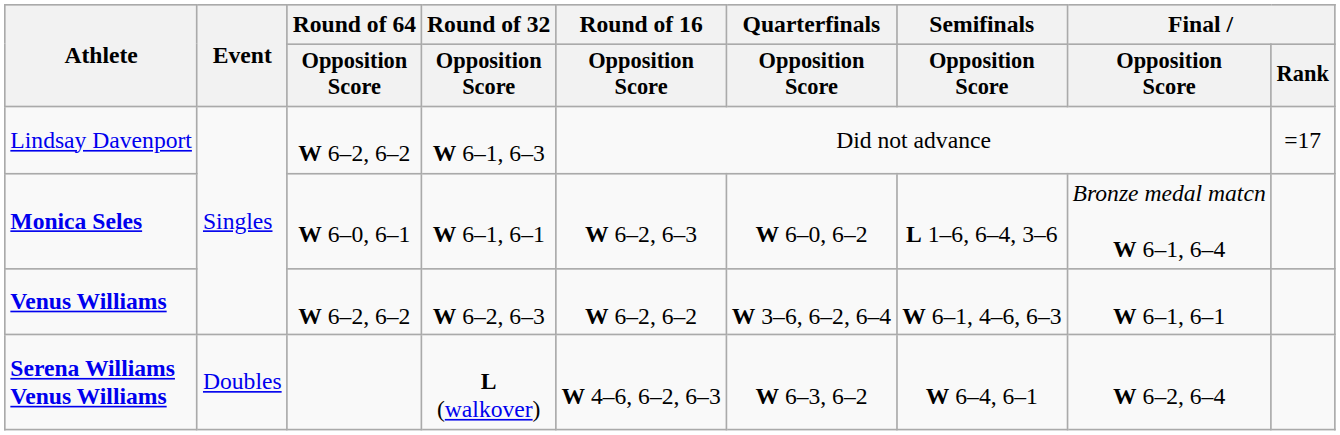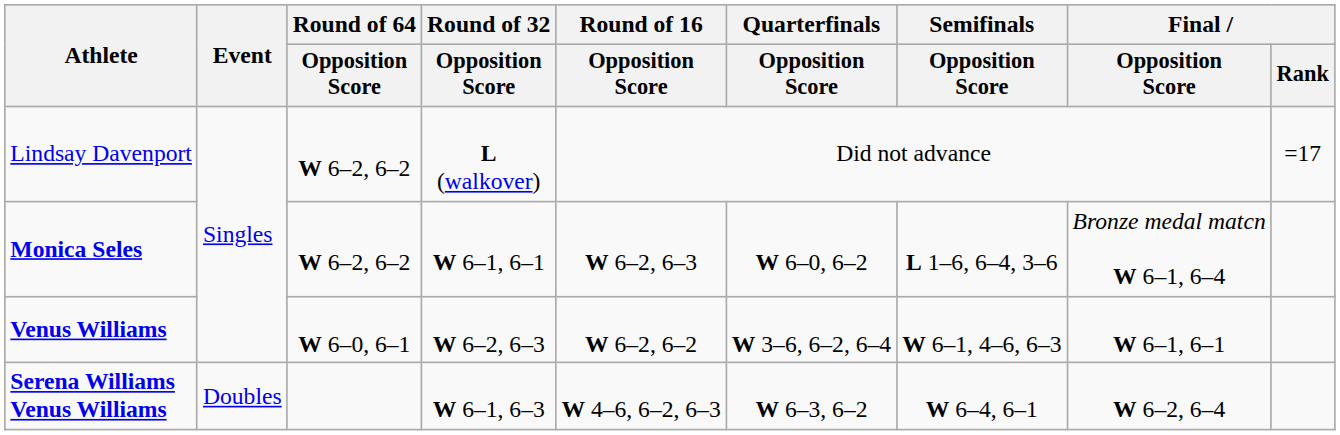(489, 154) W 6–1, 6–3 -> (489, 168) L (walkover)
(354, 235) W 6–0, 6–1 -> (354, 262) W 6–2, 6–2
(354, 315) W 6–2, 6–2 -> (354, 343) W 6–0, 6–1
(489, 396) L (walkover) -> (489, 410) W 6–1, 6–3
